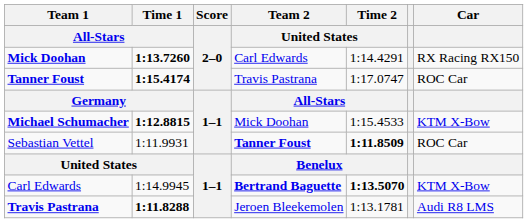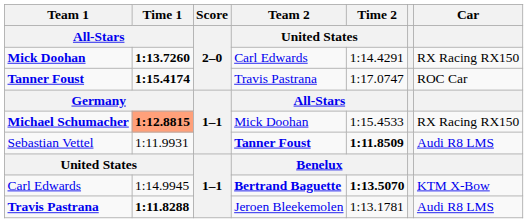(162, 121) no background -> (162, 121) lightsalmon background
(453, 121) KTM X-Bow -> (468, 121) RX Racing RX150
(442, 143) ROC Car -> (455, 143) Audi R8 LMS
